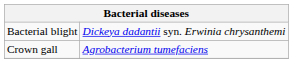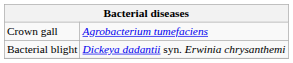rows swapped: (42, 31) <-> (32, 49)
